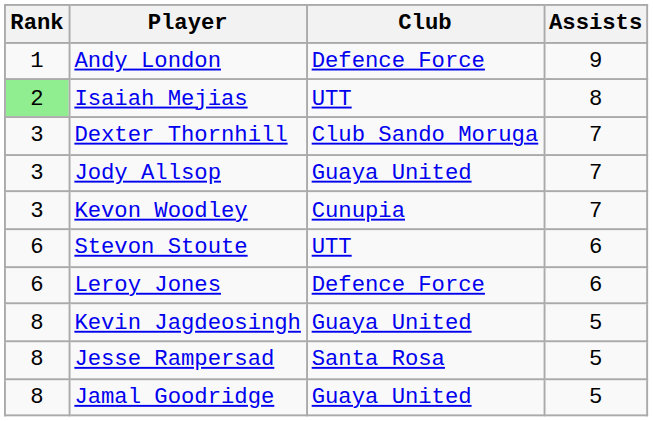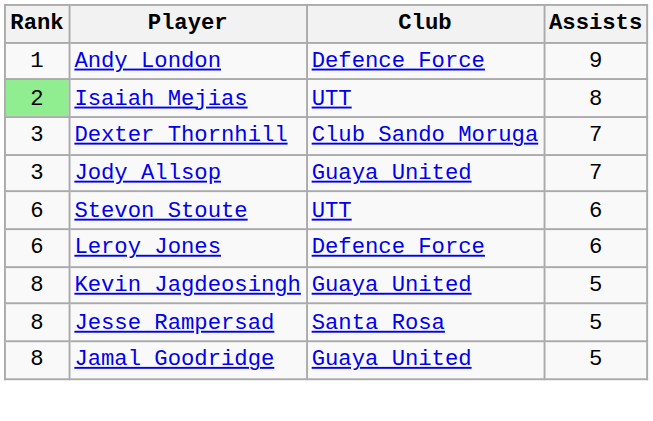- row: (161, 210)
